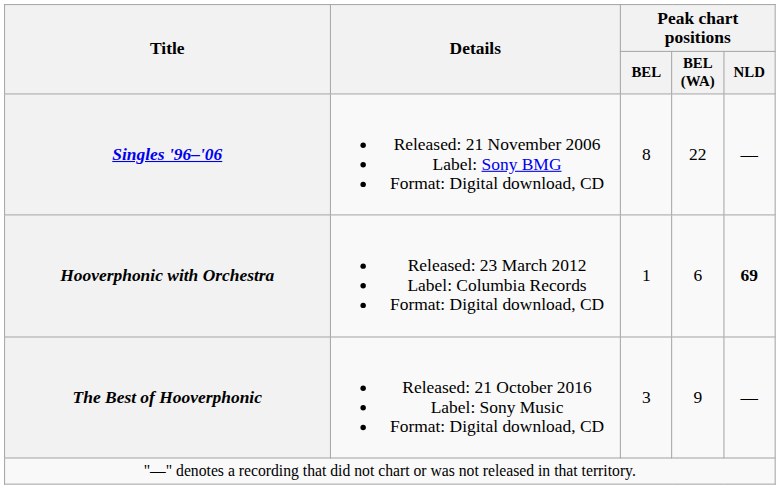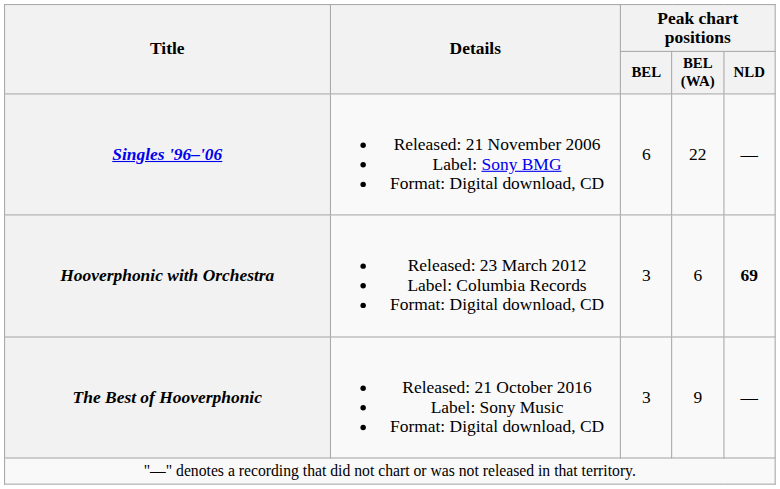(646, 154) 8 -> (646, 154) 6
(646, 275) 1 -> (646, 275) 3
